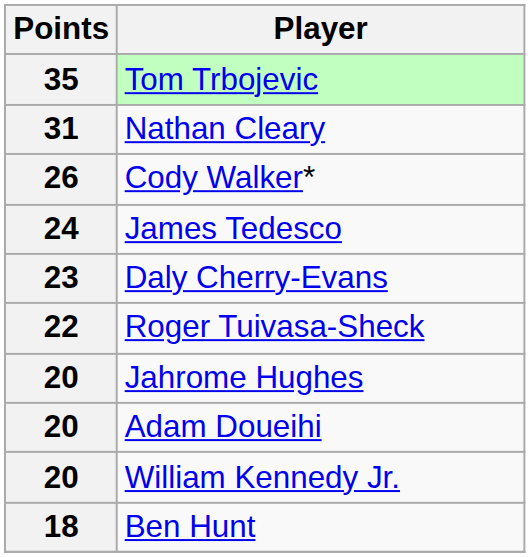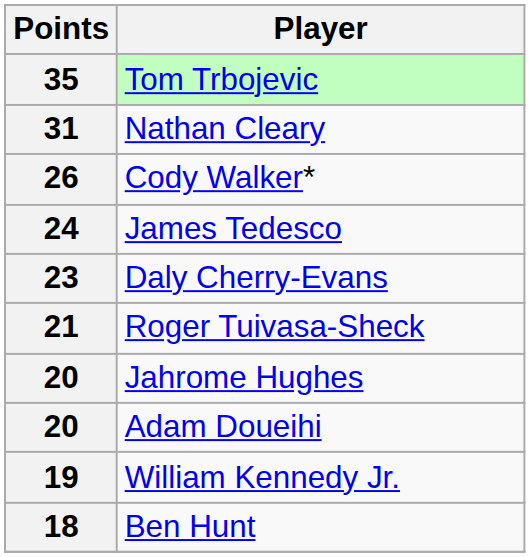(61, 327) 22 -> (61, 327) 21
(61, 476) 20 -> (61, 476) 19
